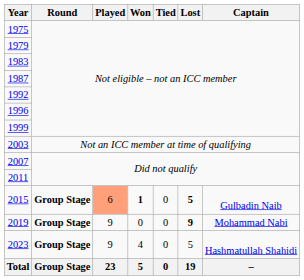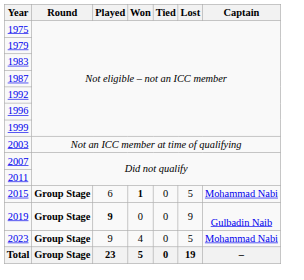(110, 200) lightsalmon background -> (110, 194) no background
(190, 200) bold -> (190, 194) normal
(251, 205) Gulbadin Naib -> (241, 194) Mohammad Nabi
(110, 222) normal -> (110, 216) bold
(190, 222) bold -> (190, 216) normal
(251, 222) Mohammad Nabi -> (241, 222) Gulbadin Naib
(251, 250) Hashmatullah Shahidi -> (241, 238) Mohammad Nabi
